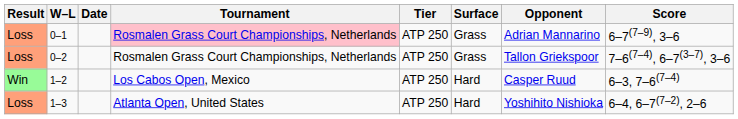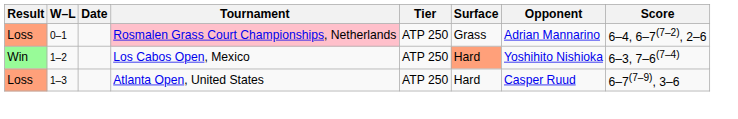(644, 35) 6–7(7–9), 3–6 -> (658, 35) 6–4, 6–7(7–2), 2–6
- row: (58, 58)
(467, 80) no background -> (467, 57) lightsalmon background
(540, 80) Casper Ruud -> (553, 57) Yoshihito Nishioka
(553, 102) Yoshihito Nishioka -> (540, 80) Casper Ruud
(658, 102) 6–4, 6–7(7–2), 2–6 -> (644, 80) 6–7(7–9), 3–6
